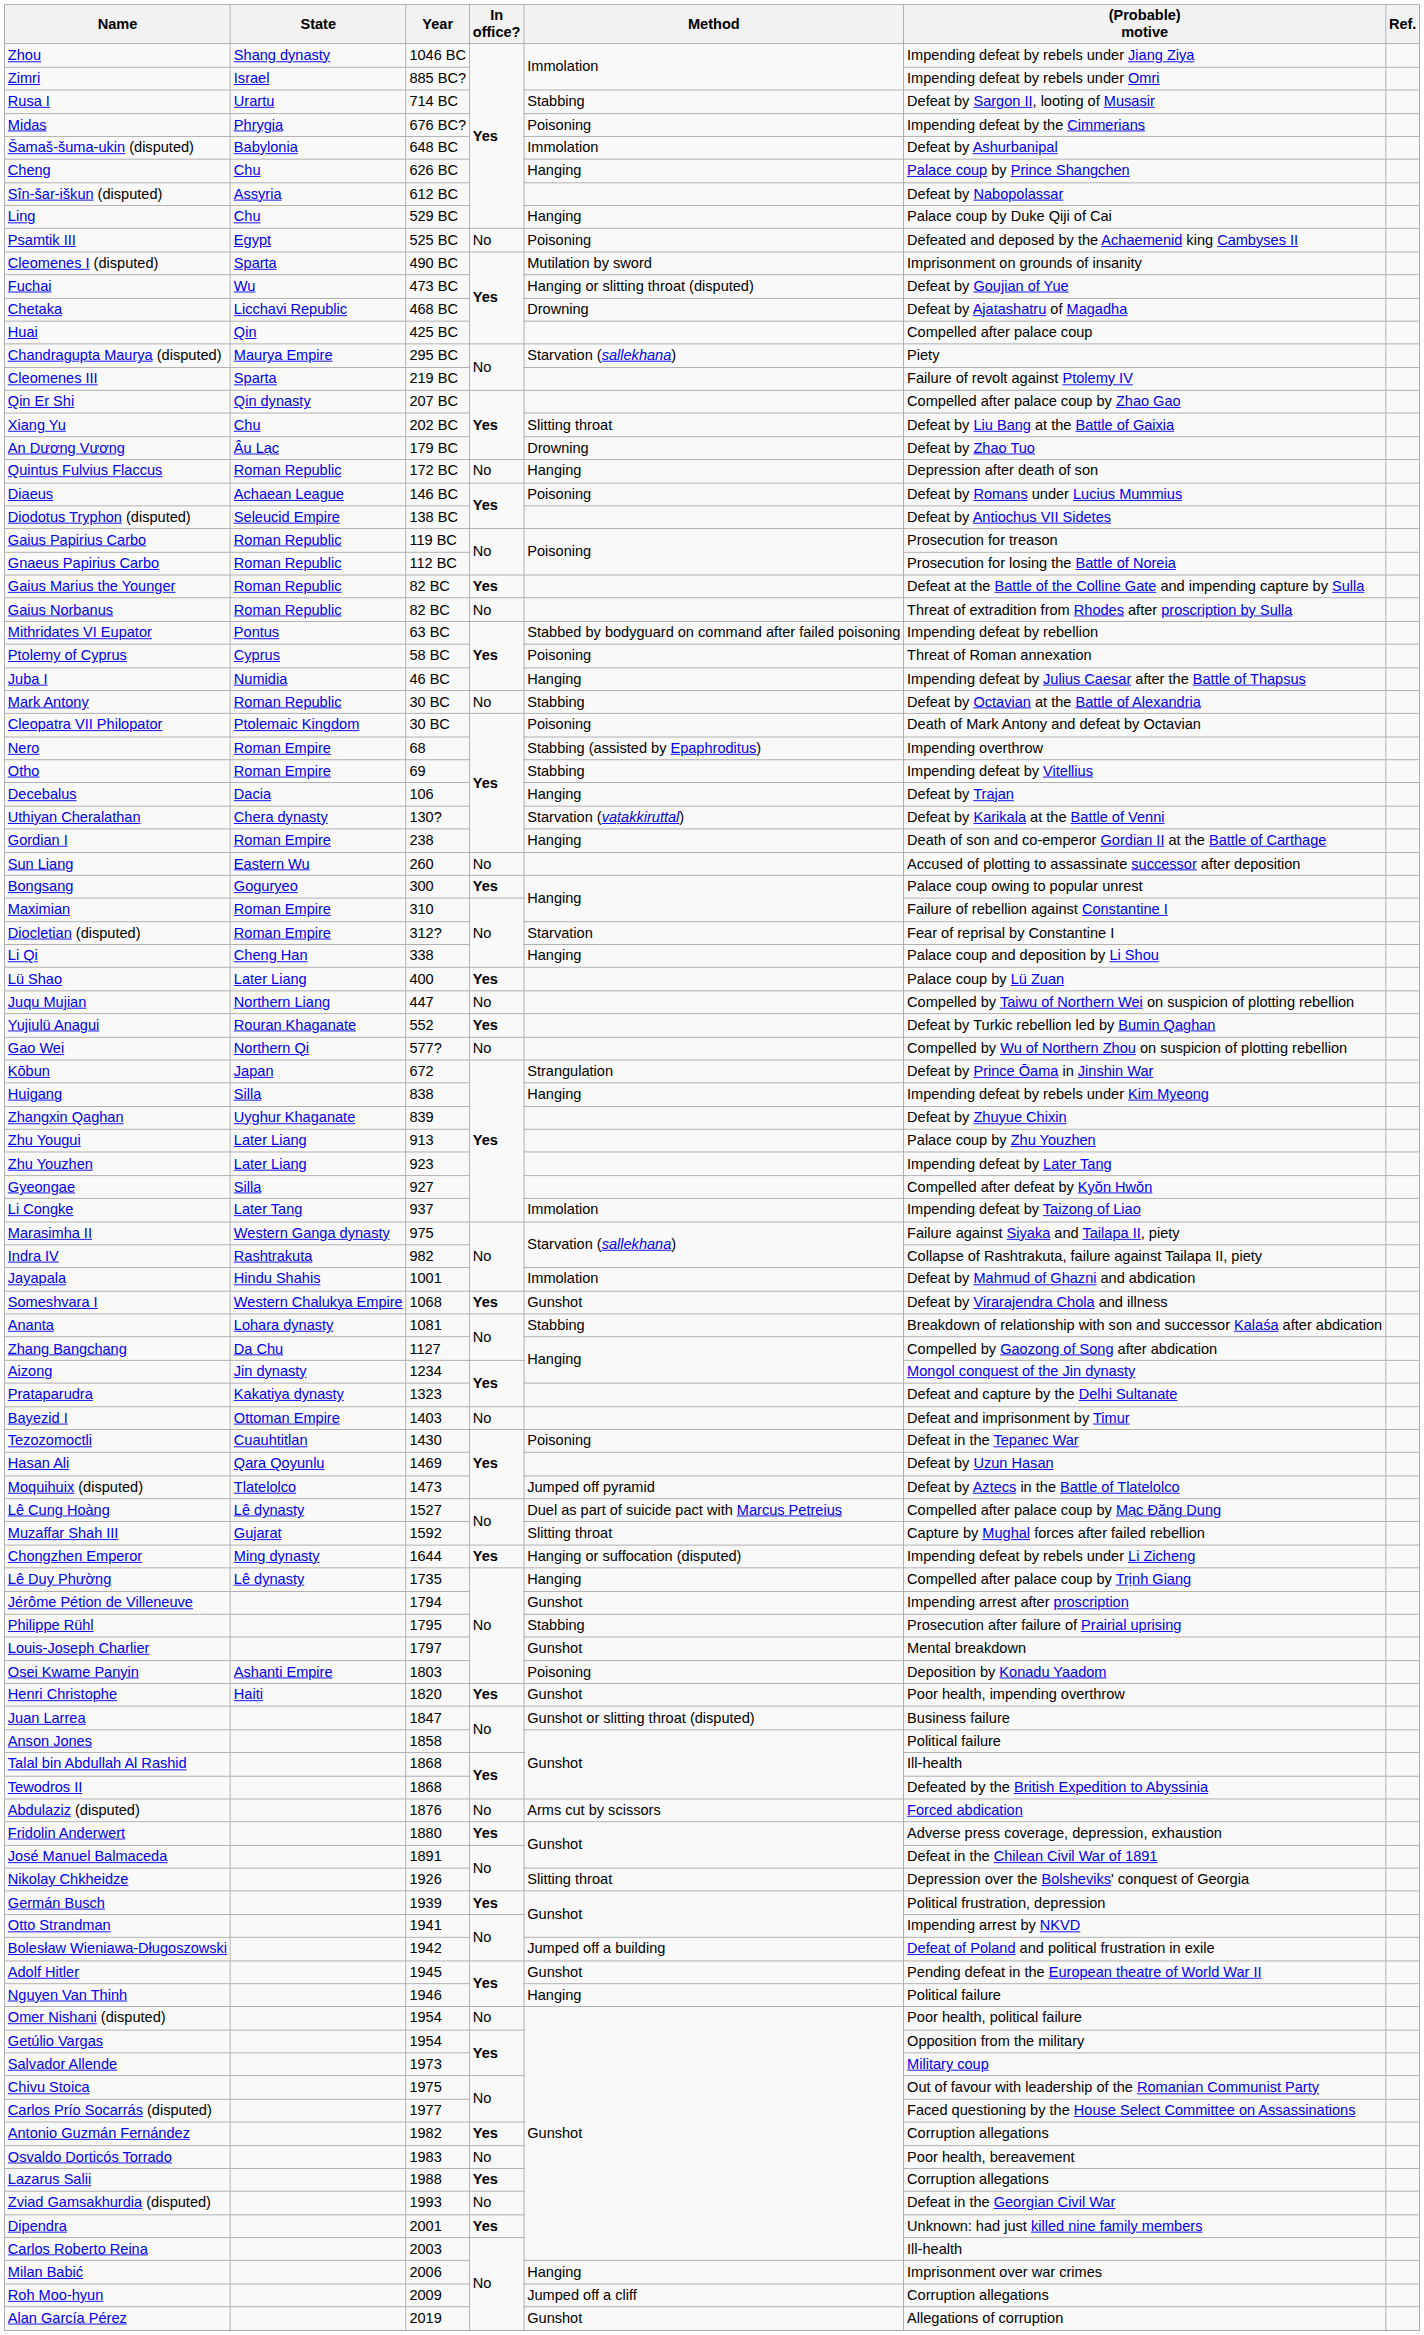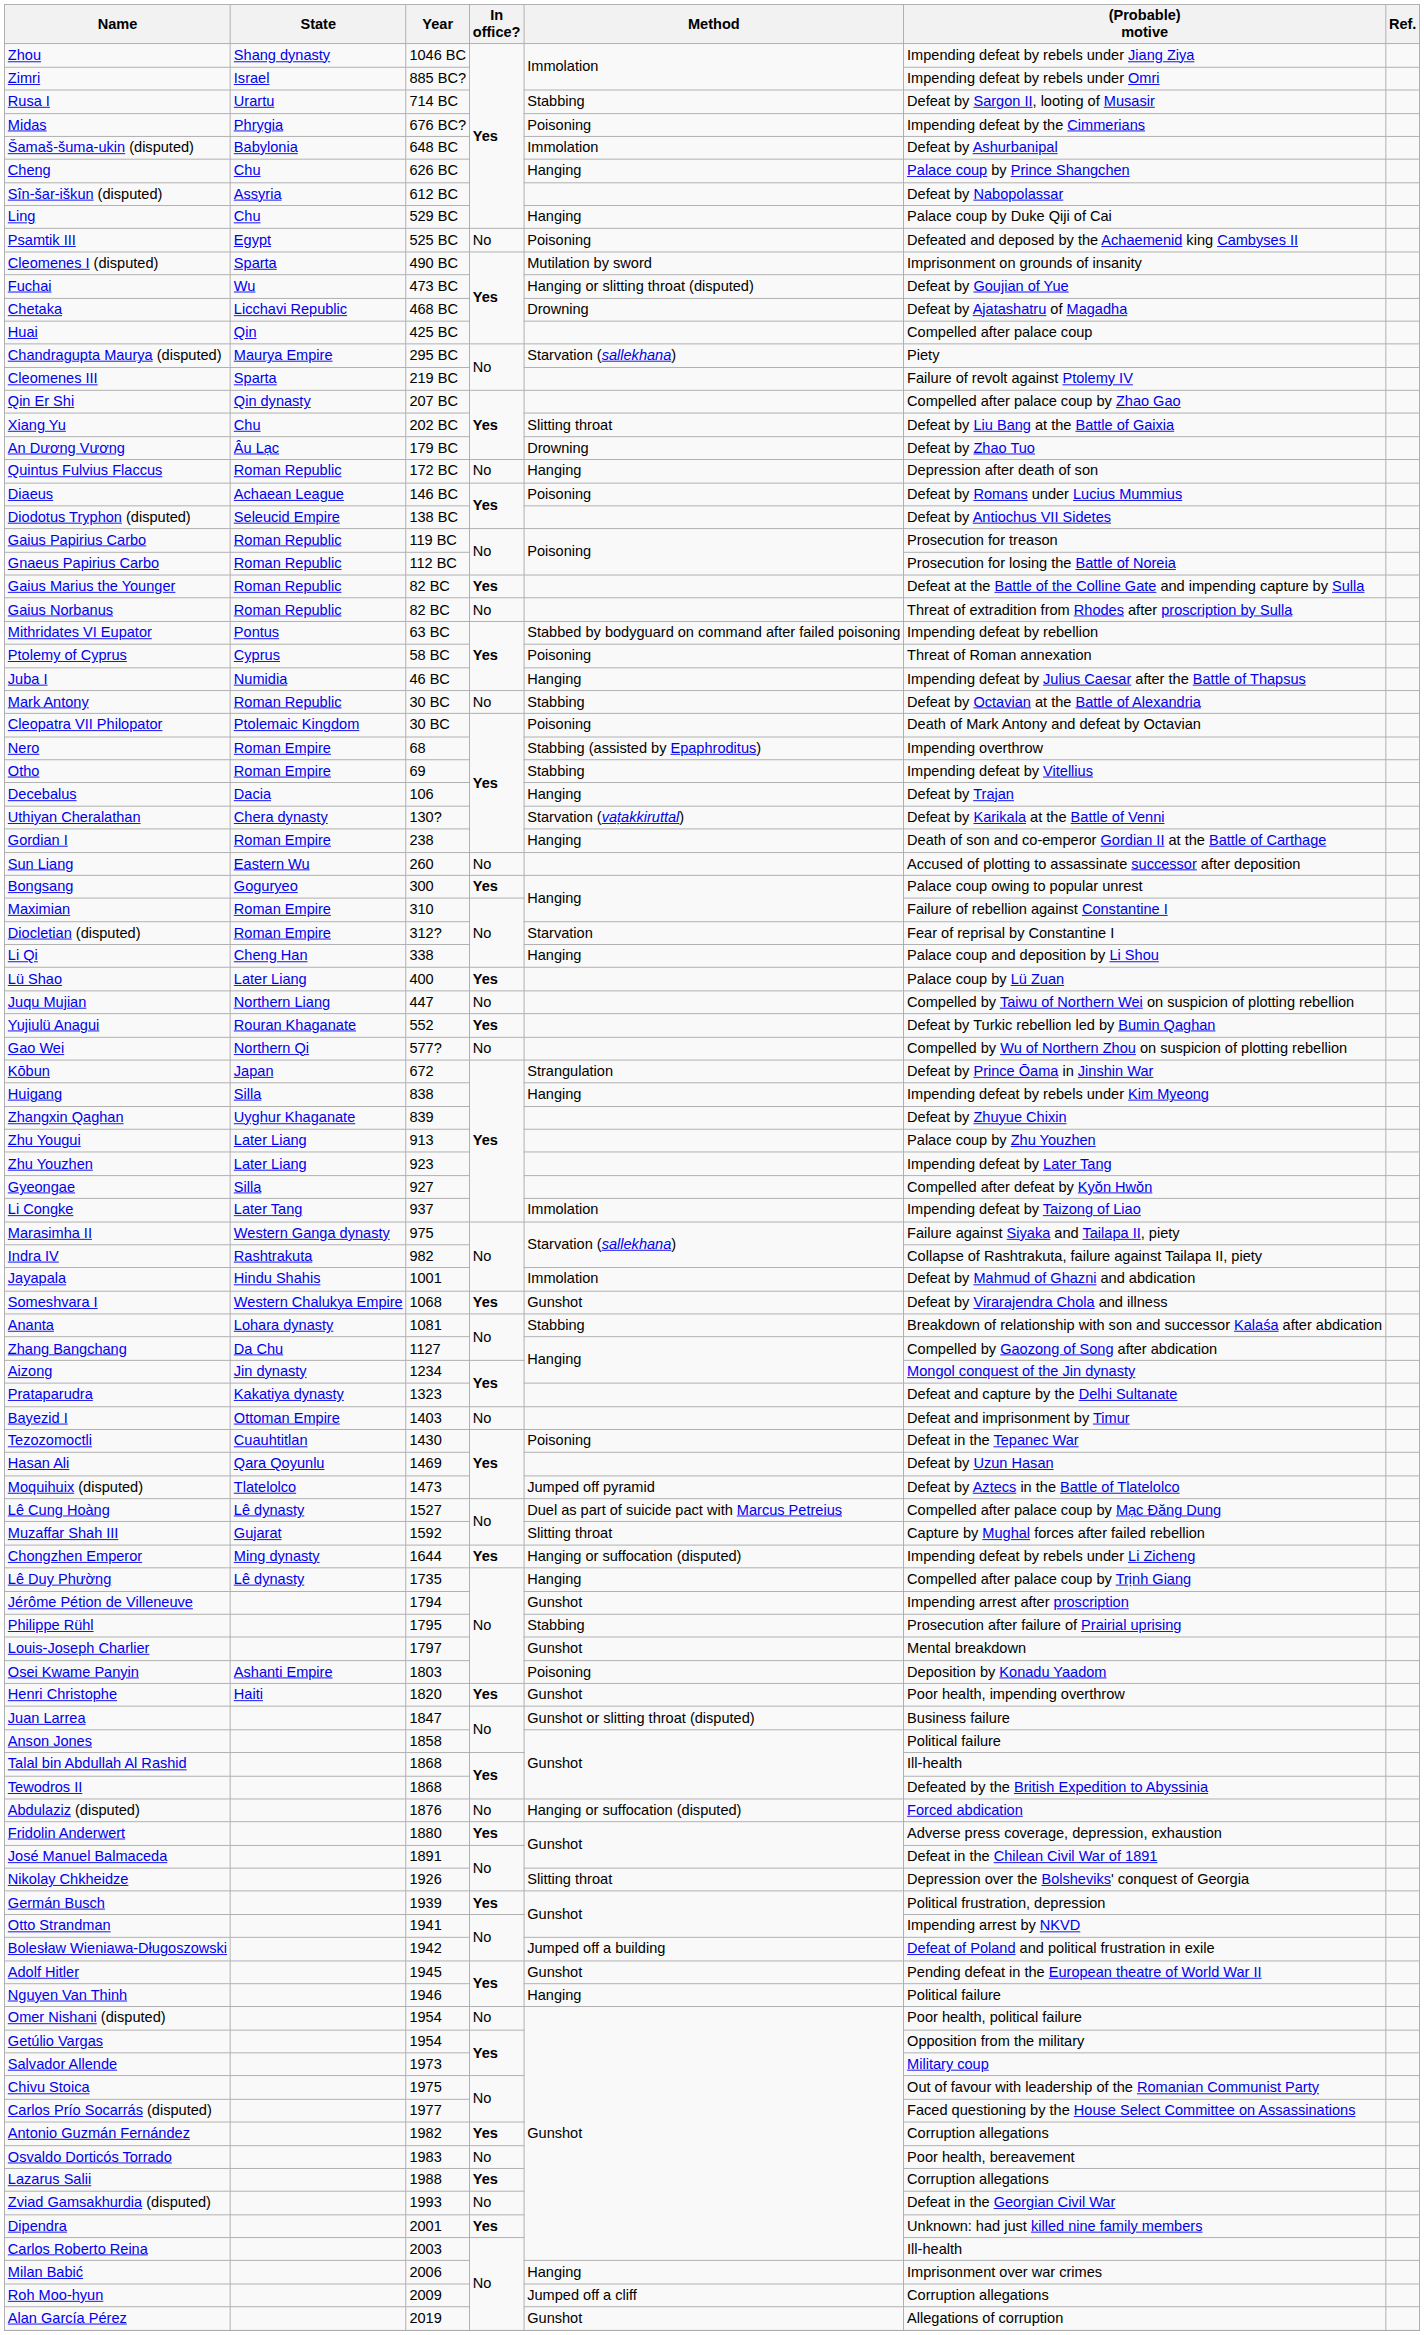(594, 1810) Arms cut by scissors -> (634, 1810) Hanging or suffocation (disputed)
